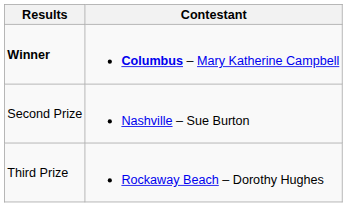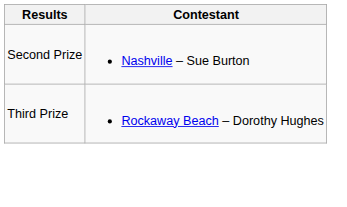- row: (29, 54)
